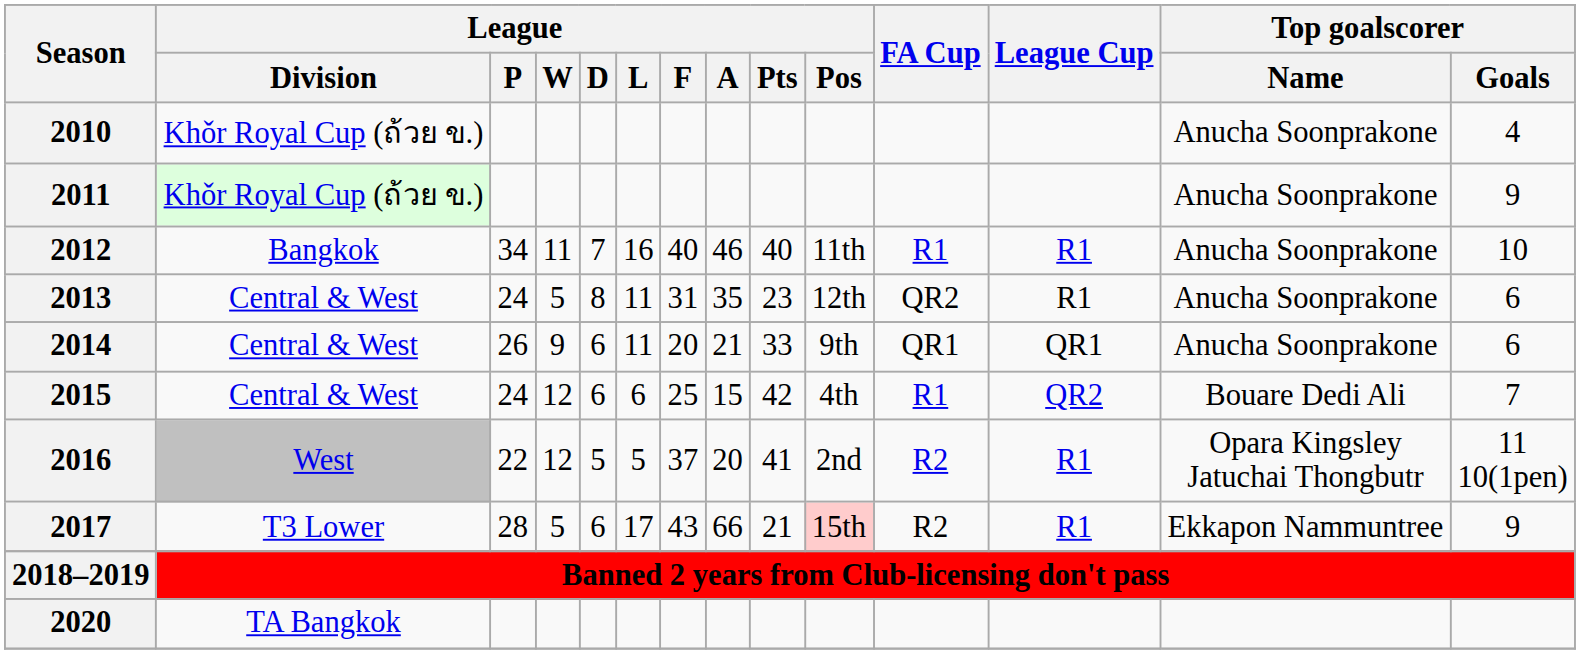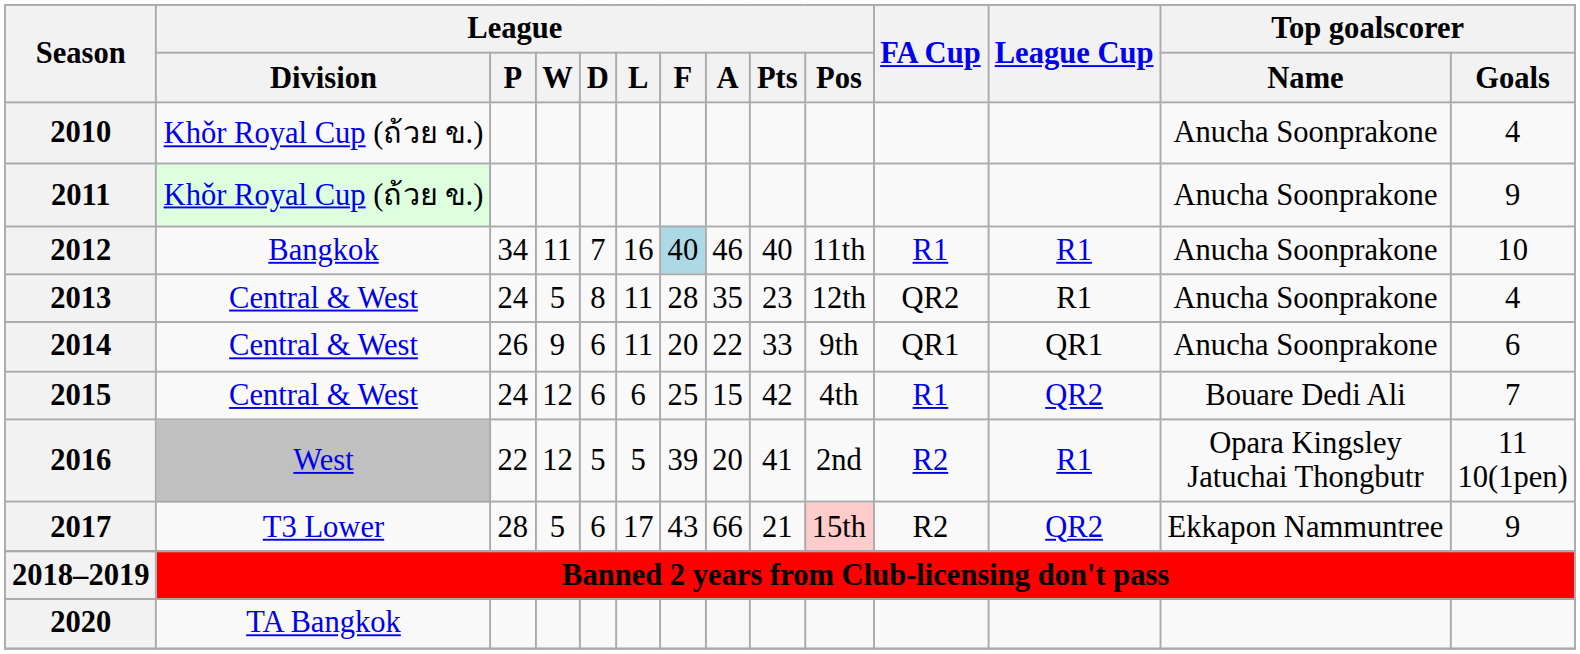(683, 249) no background -> (683, 249) lightblue background
(683, 297) 31 -> (683, 297) 28
(1513, 297) 6 -> (1513, 297) 4
(728, 346) 21 -> (728, 346) 22
(683, 460) 37 -> (683, 460) 39
(1074, 526) R1 -> (1074, 526) QR2
